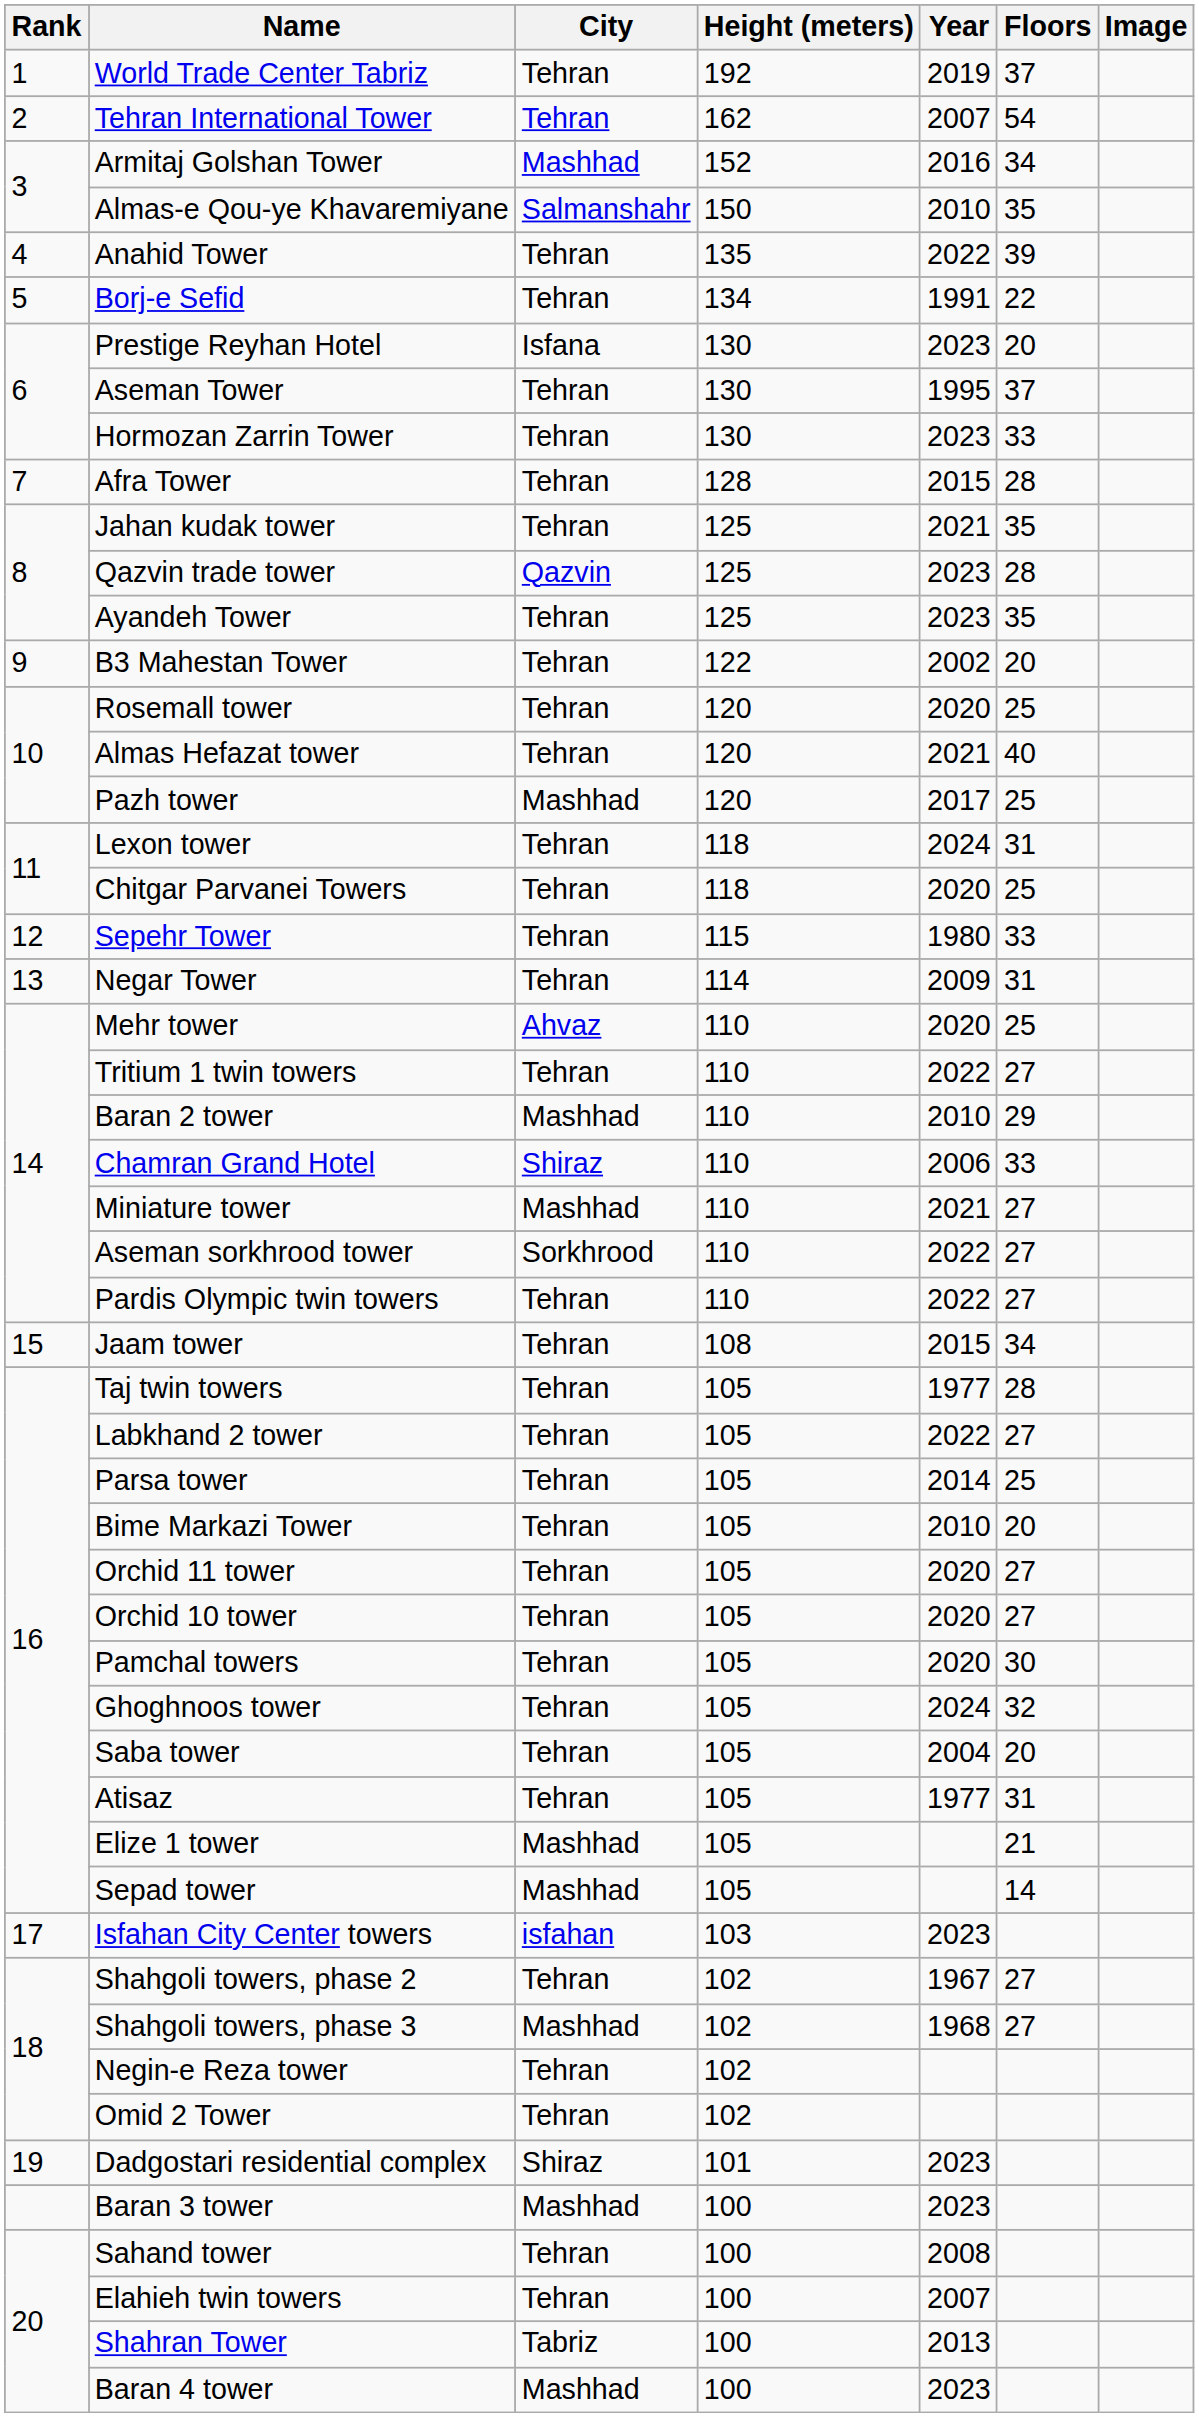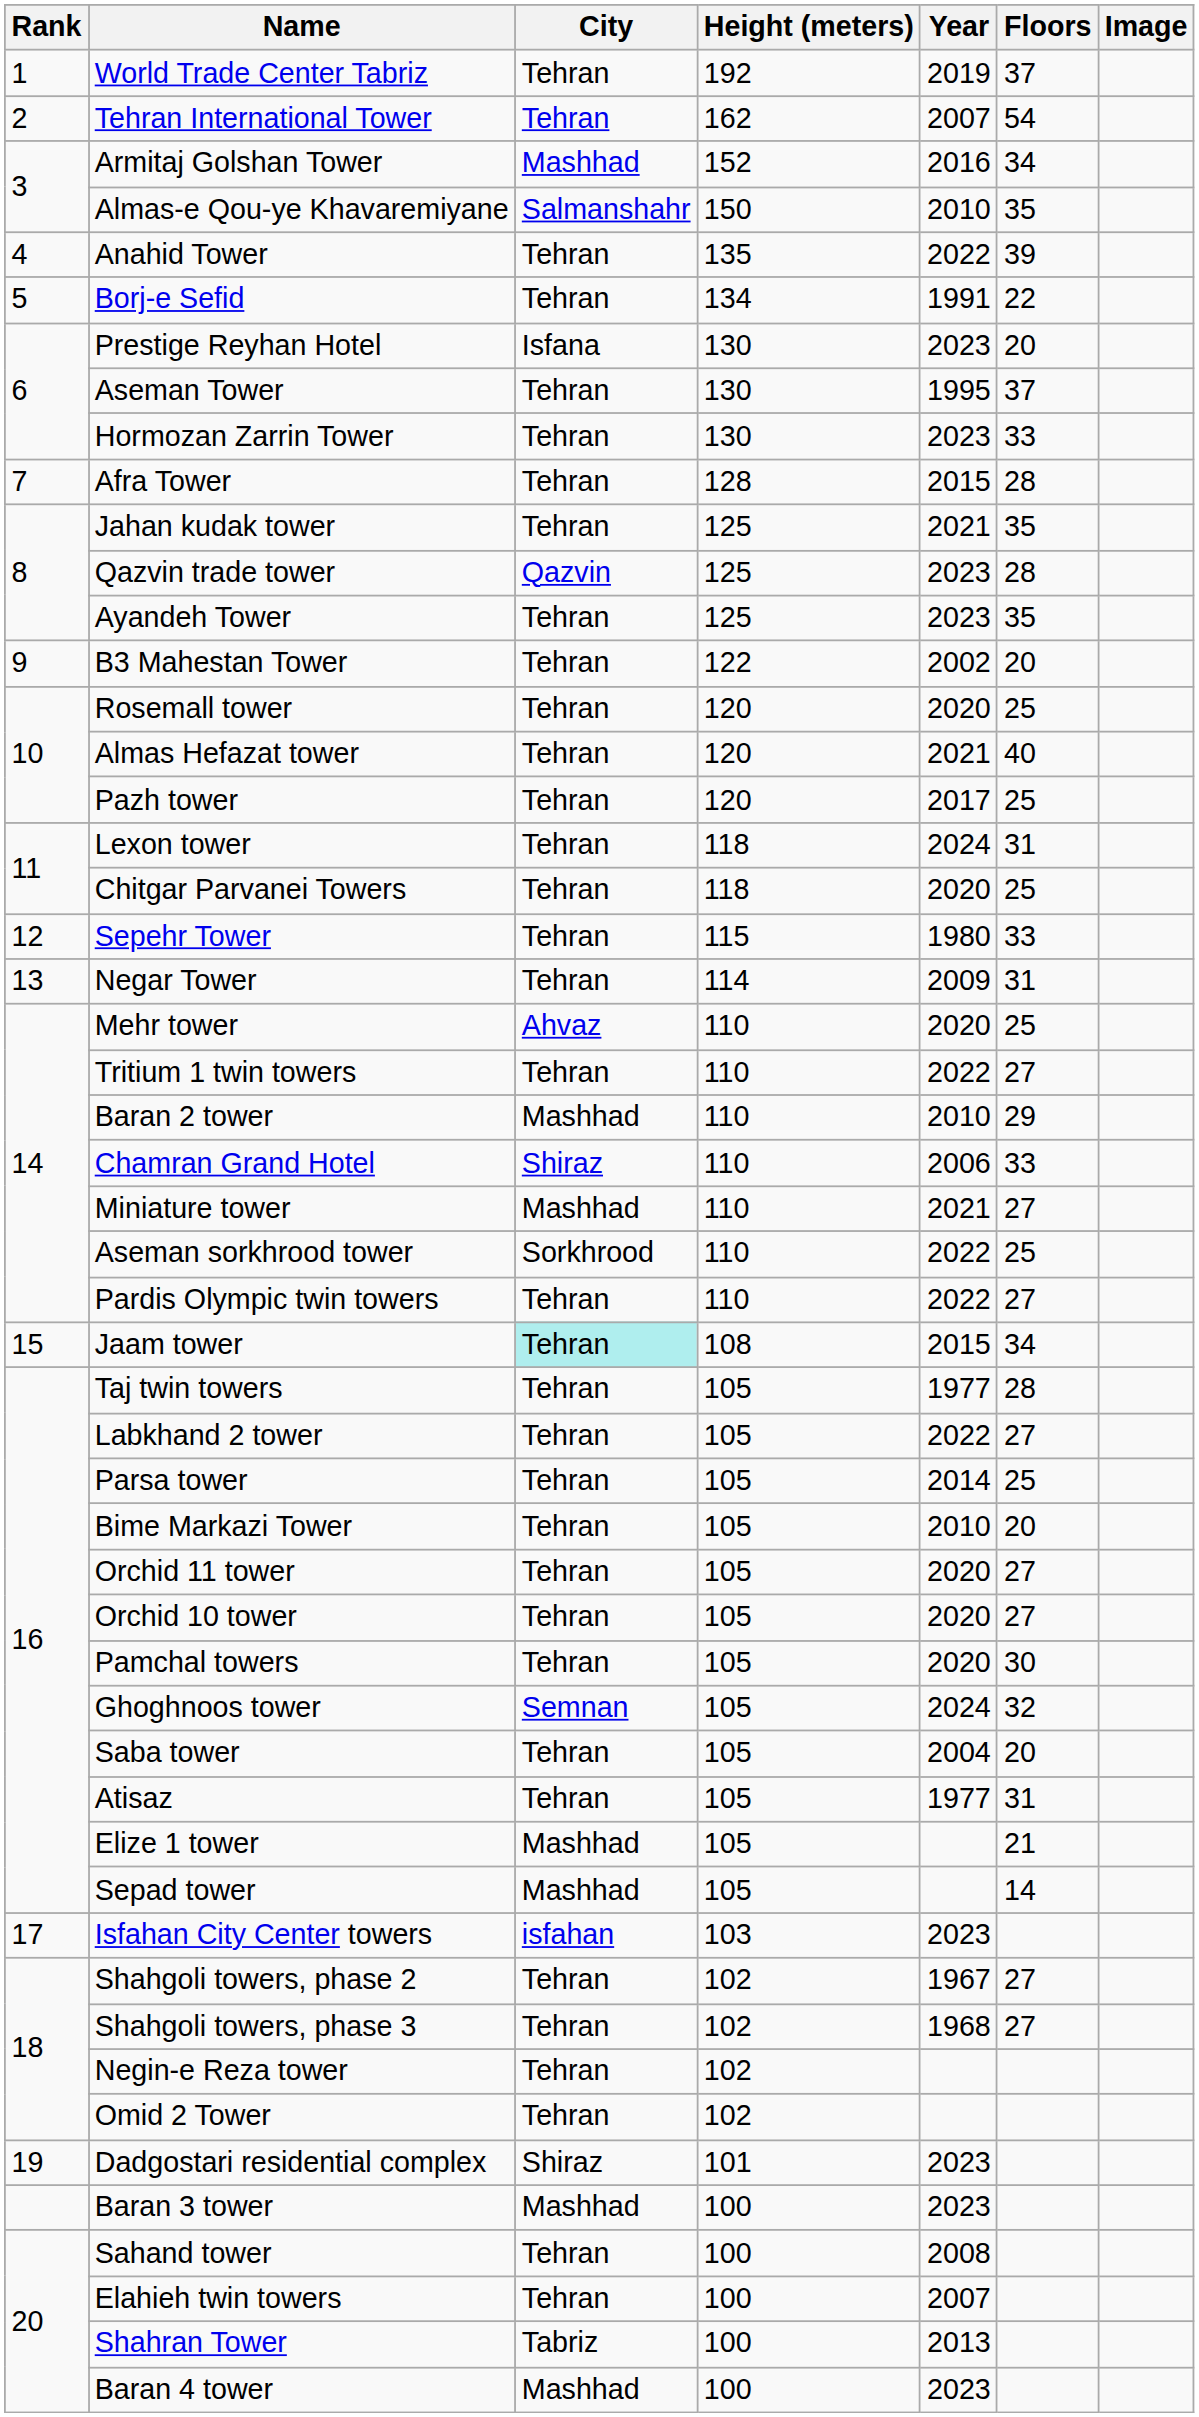(581, 799) Mashhad -> (566, 799) Tehran
(1020, 1253) 27 -> (1020, 1253) 25
(566, 1344) no background -> (566, 1344) paleturquoise background
(566, 1707) Tehran -> (575, 1707) Semnan
(581, 2025) Mashhad -> (566, 2025) Tehran
